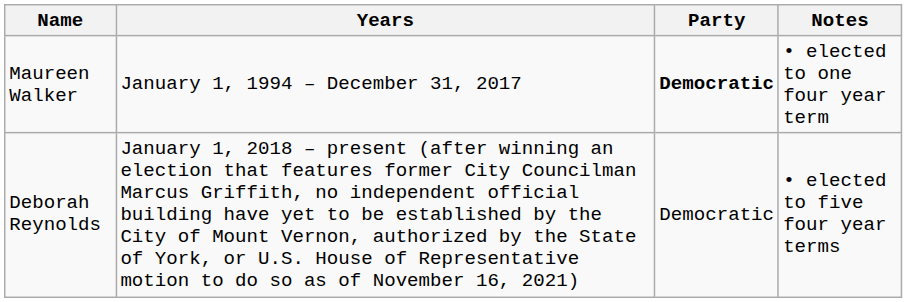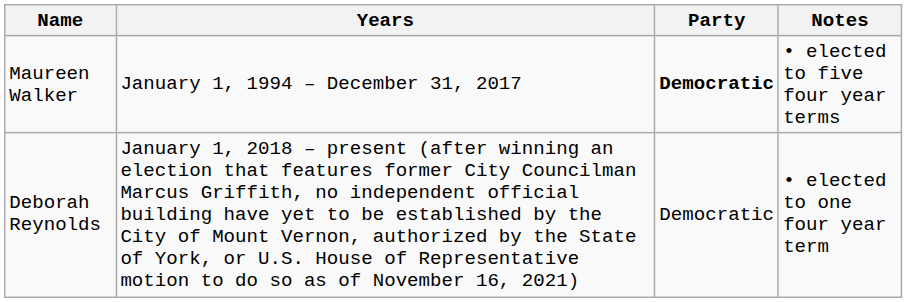(835, 85) • elected to one four year term -> (835, 85) • elected to five four year terms
(835, 215) • elected to five four year terms -> (835, 215) • elected to one four year term
